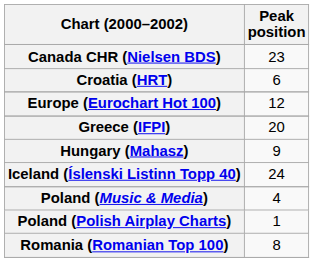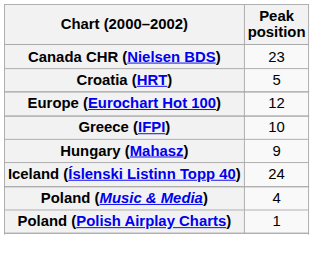(277, 80) 6 -> (277, 80) 5
(277, 127) 20 -> (277, 127) 10
- row: (124, 245)
